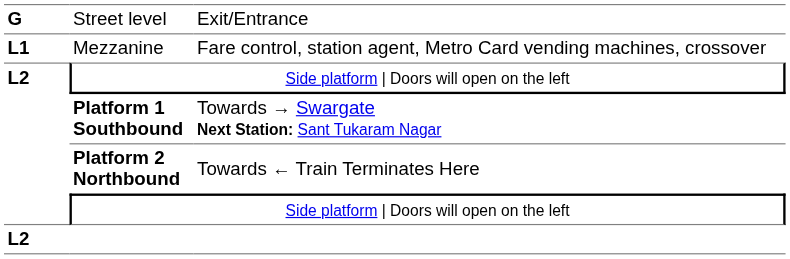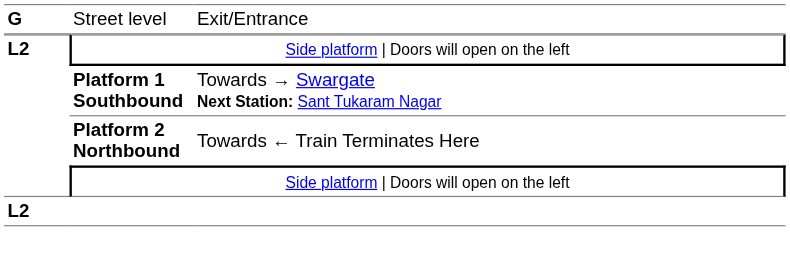- row: (118, 48)
